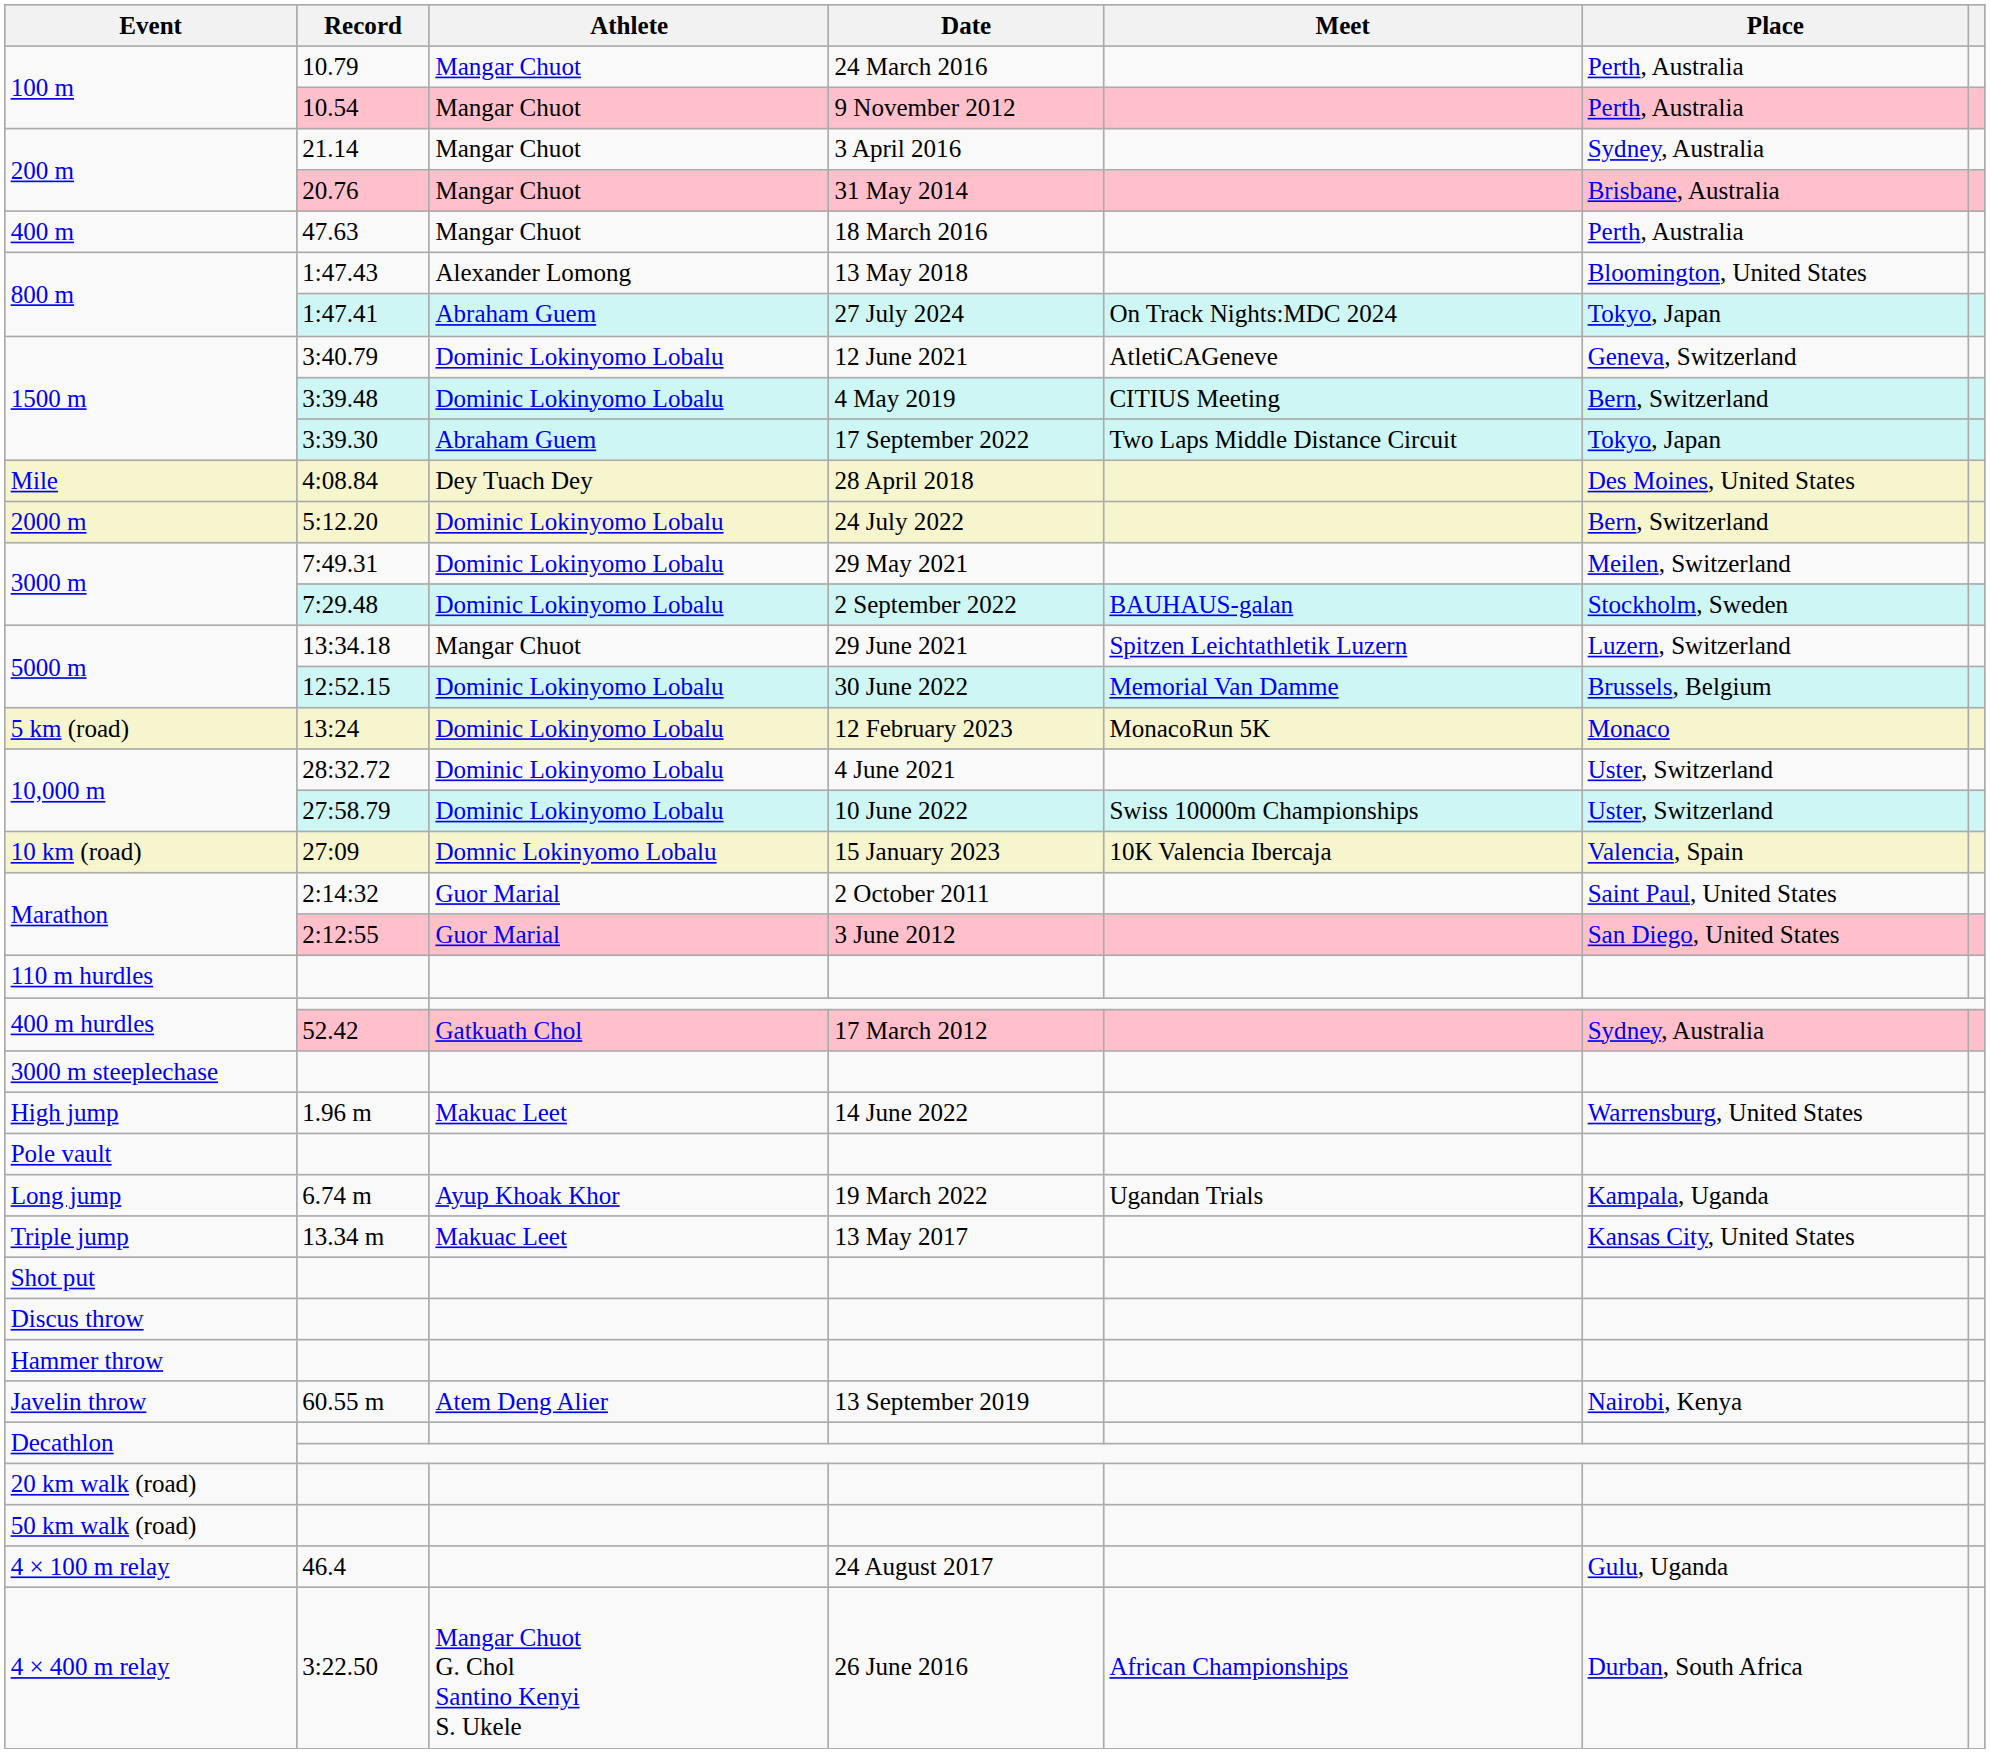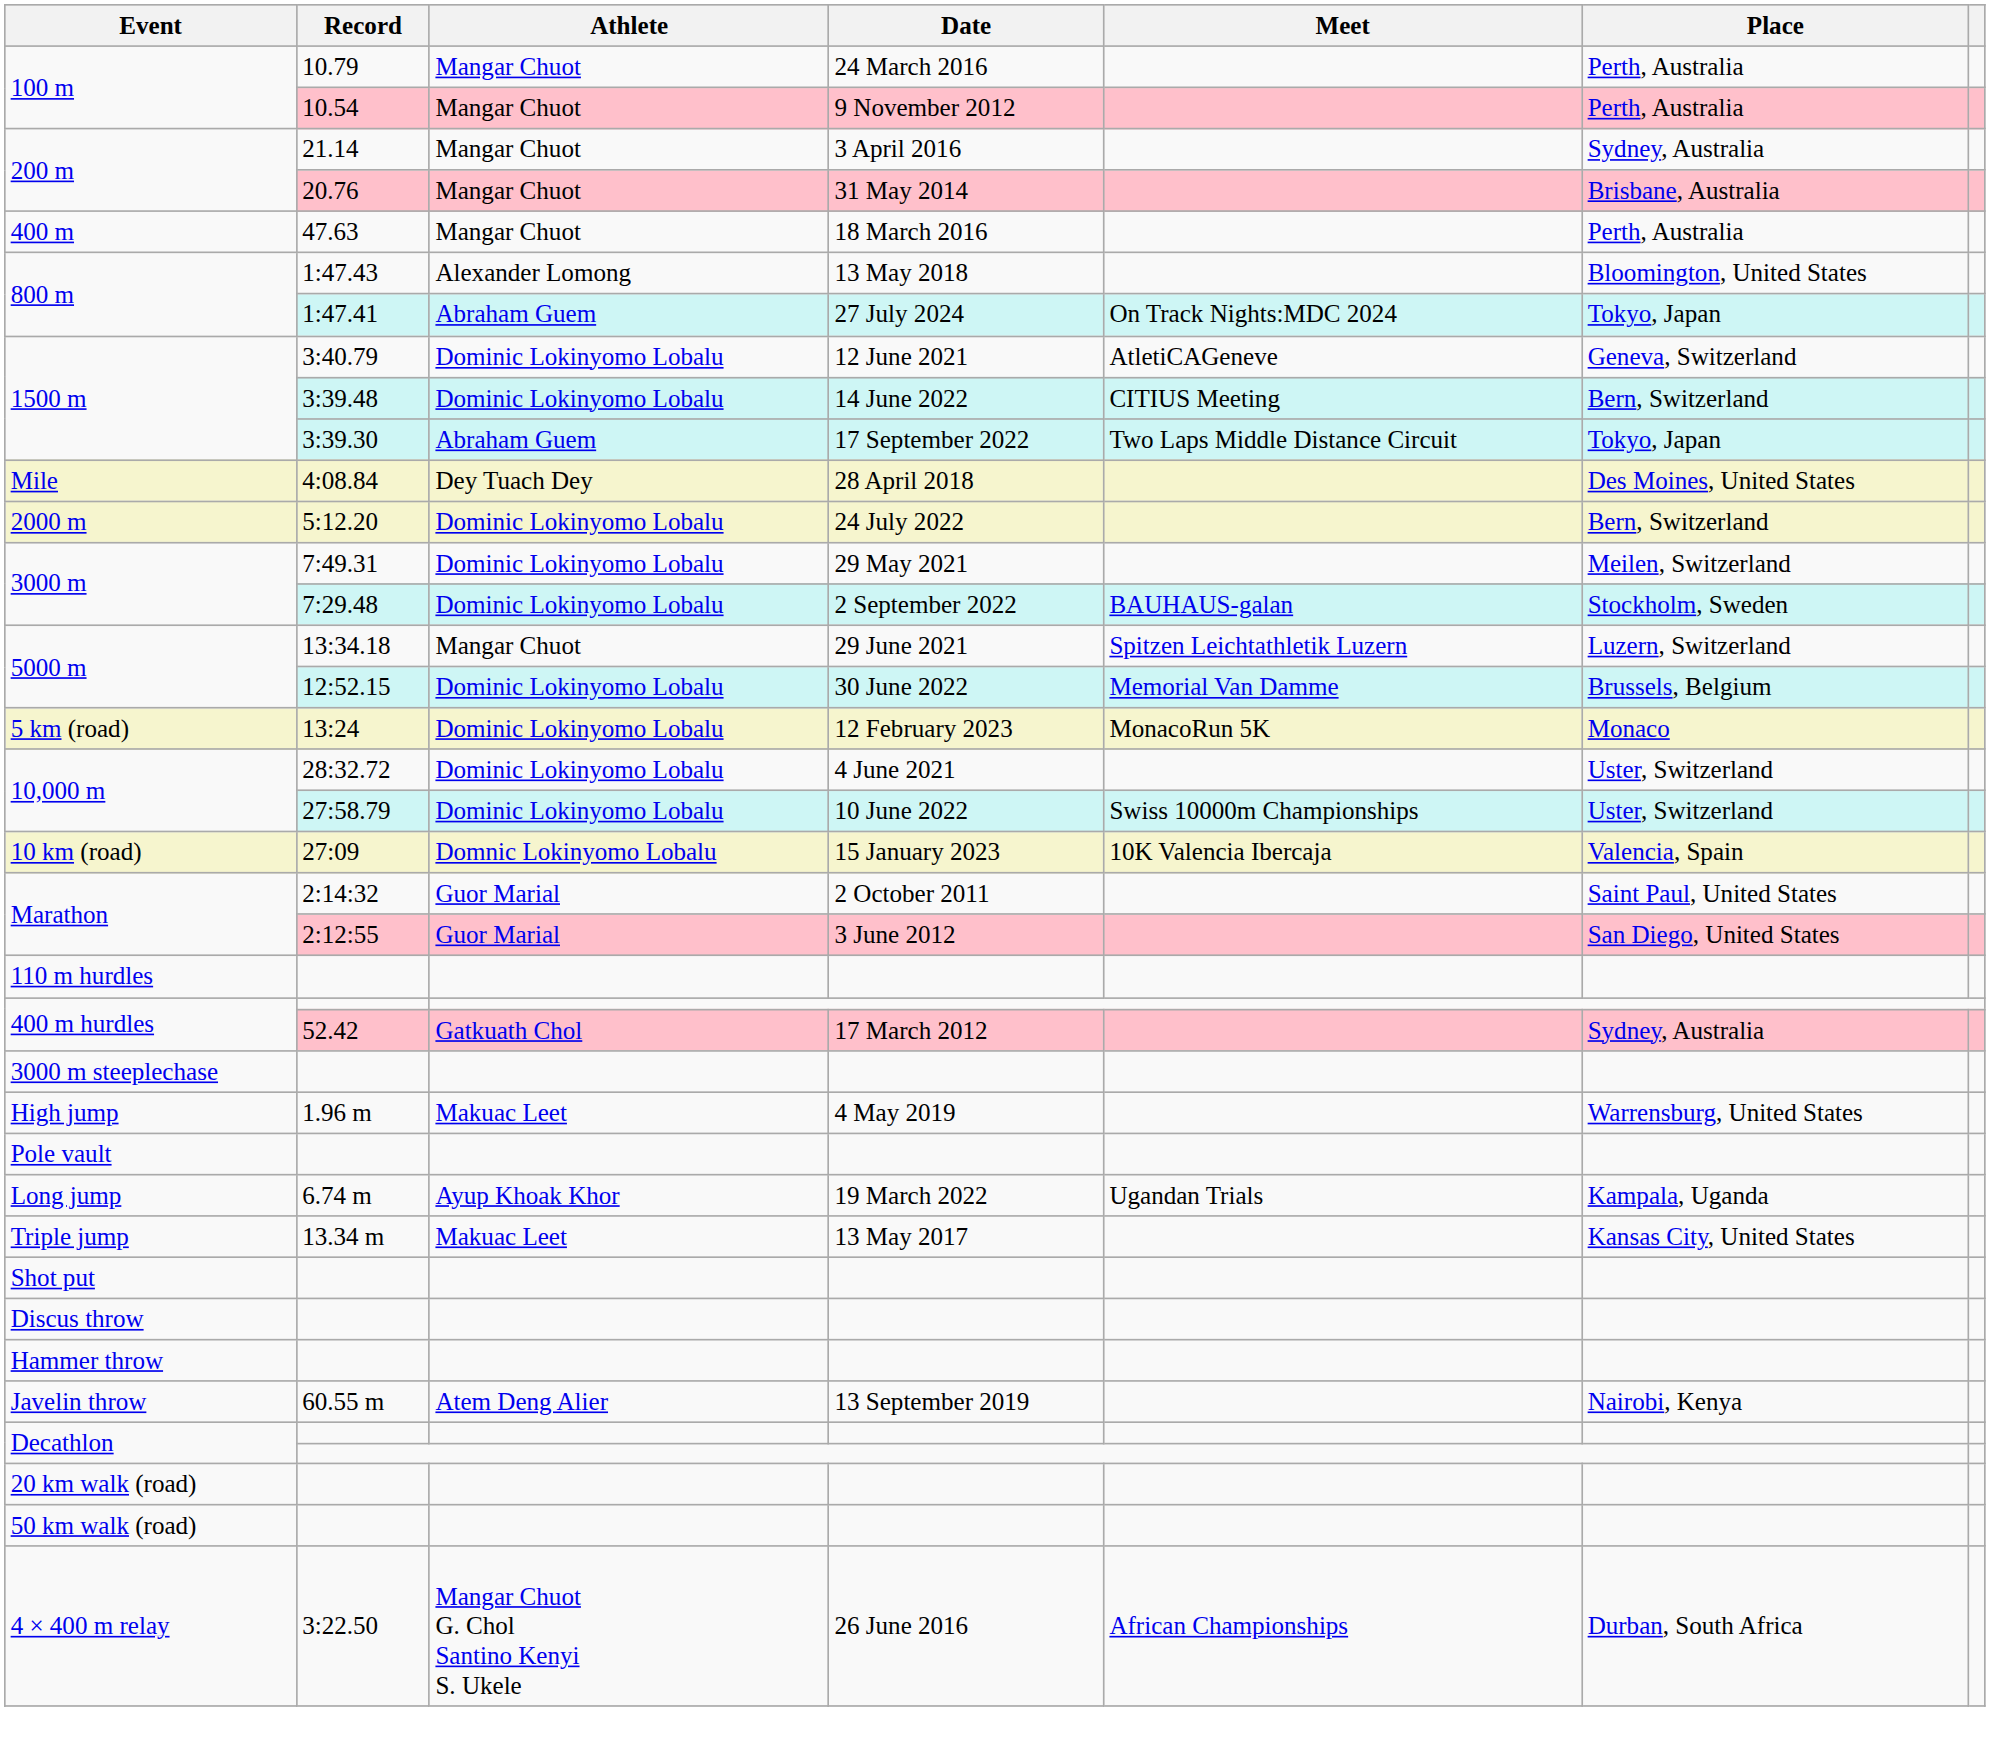(895, 397) 4 May 2019 -> (901, 397) 14 June 2022
(901, 1112) 14 June 2022 -> (895, 1112) 4 May 2019
- row: (90, 1567)
